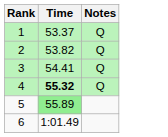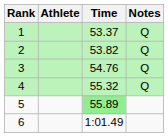+ column: (60, 13)
(60, 68) 54.41 -> (104, 68) 54.76
(60, 86) bold -> (104, 86) normal
